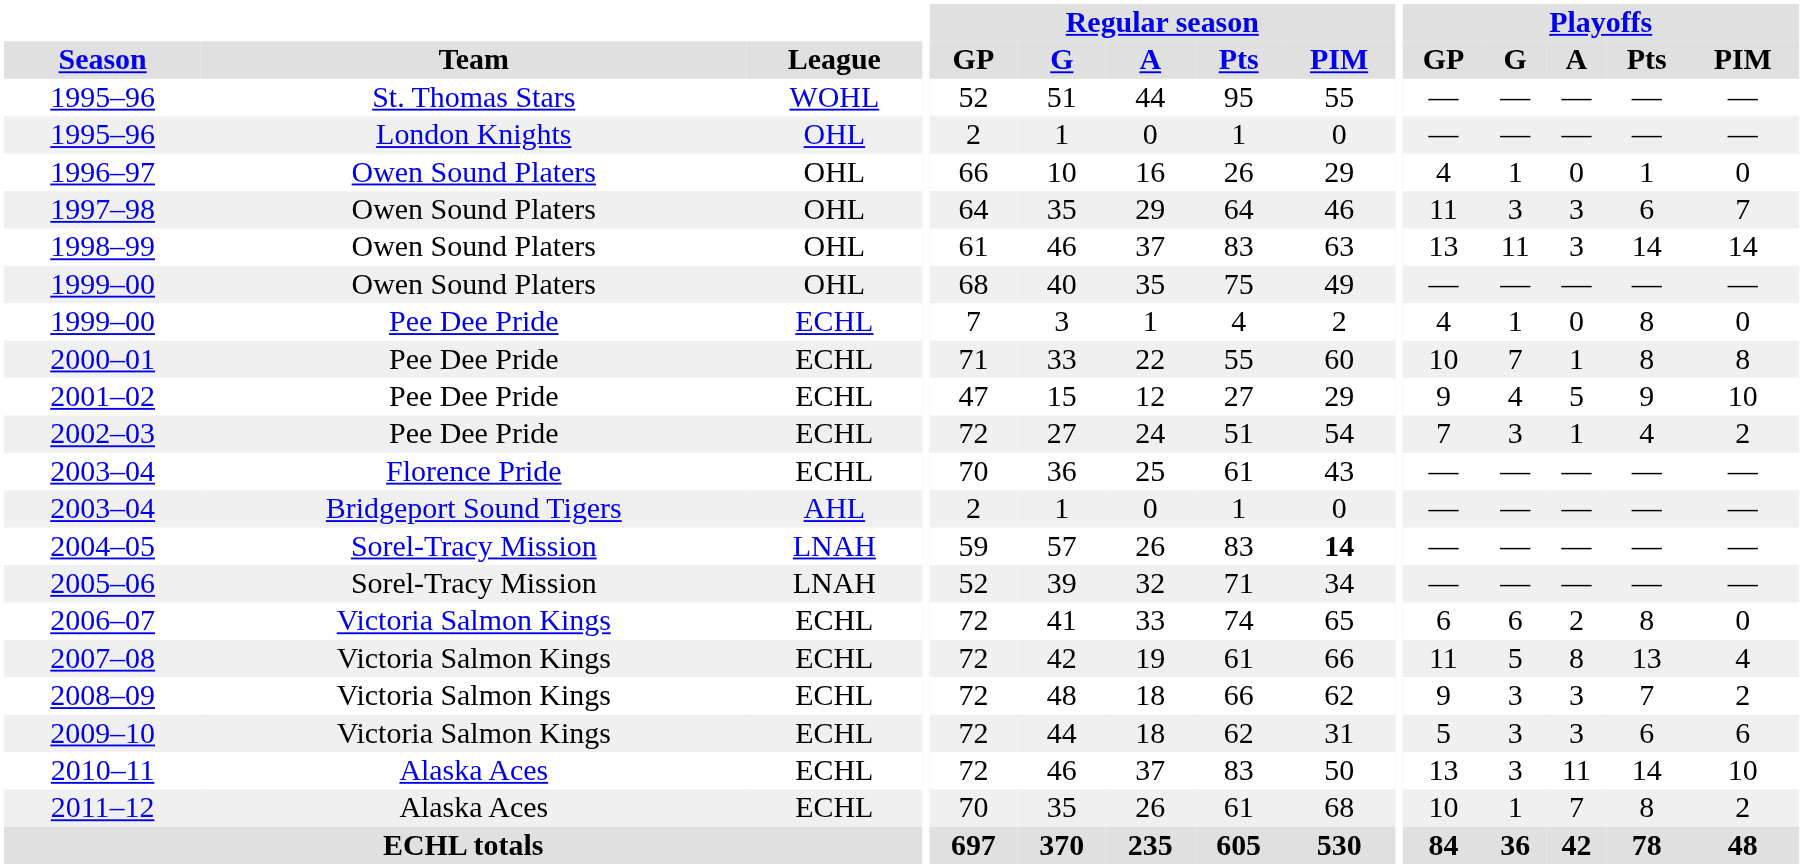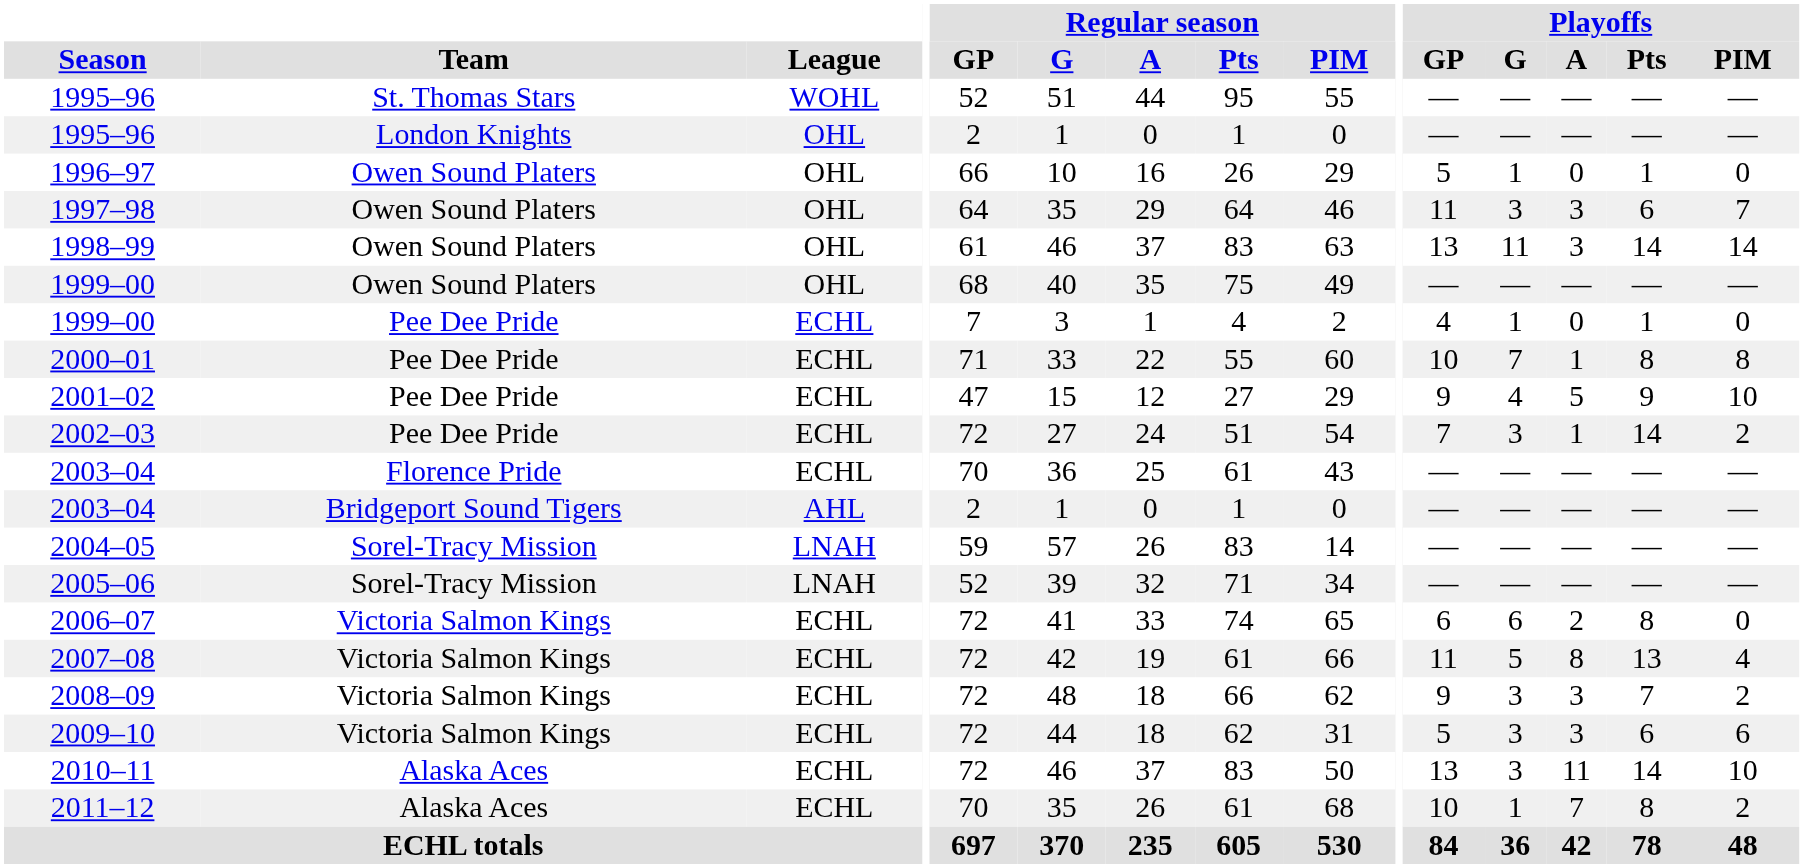(1443, 171) 4 -> (1443, 171) 5
(1647, 321) 8 -> (1647, 321) 1
(1647, 433) 4 -> (1647, 433) 14
(1339, 545) bold -> (1339, 545) normal
